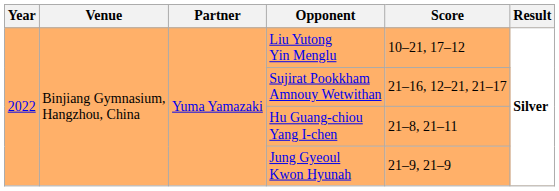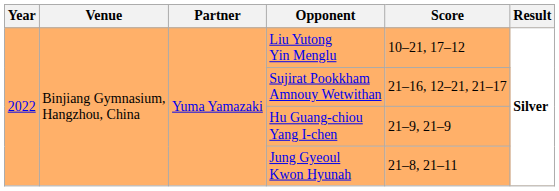(423, 126) 21–8, 21–11 -> (420, 126) 21–9, 21–9
(420, 166) 21–9, 21–9 -> (423, 166) 21–8, 21–11
